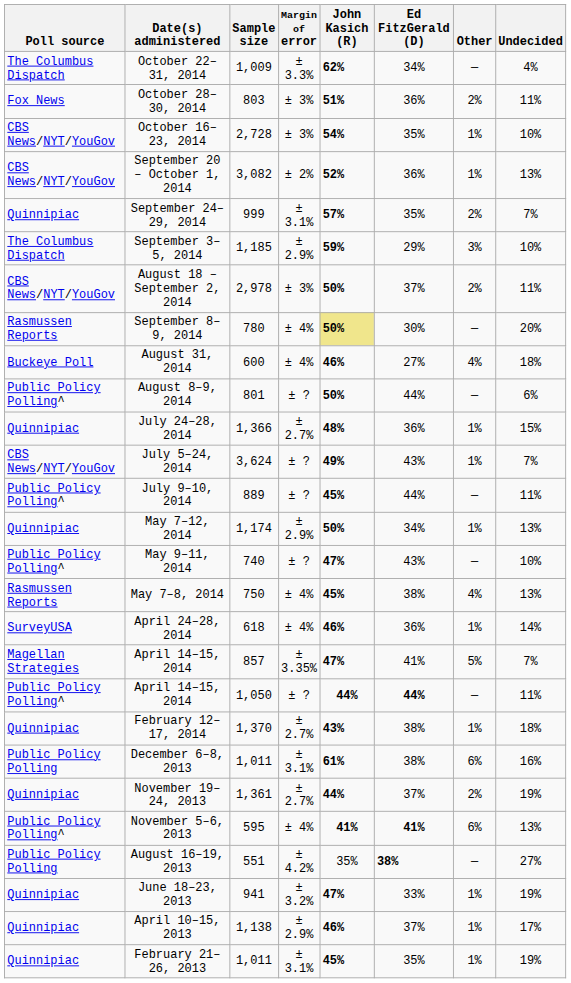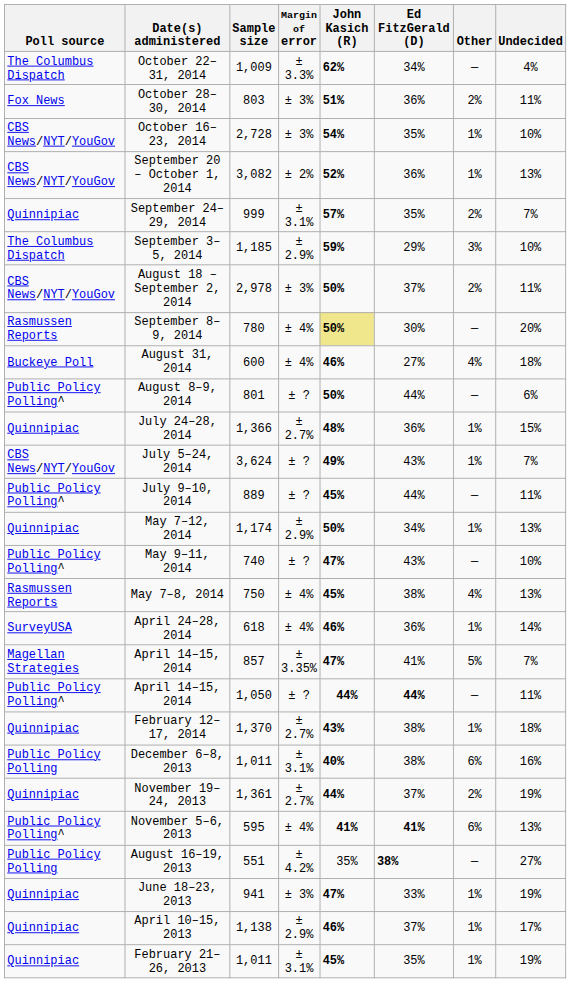(333, 762) 61% -> (333, 762) 40%
(299, 895) ± 3.2% -> (299, 895) ± 3%
